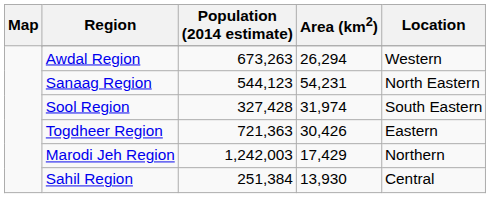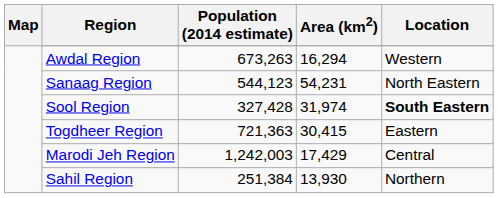(323, 58) 26,294 -> (323, 58) 16,294
(434, 107) normal -> (437, 107) bold
(323, 131) 30,426 -> (323, 131) 30,415
(415, 155) Northern -> (410, 155) Central
(410, 180) Central -> (415, 180) Northern
